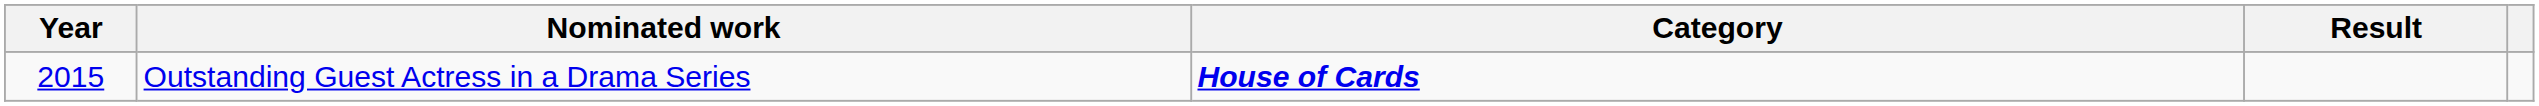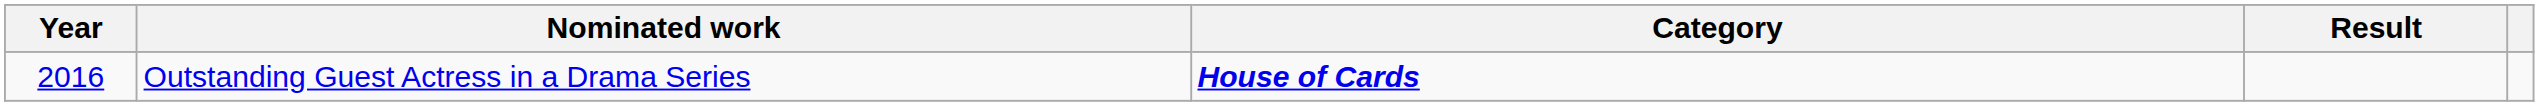(71, 76) 2015 -> (71, 76) 2016
